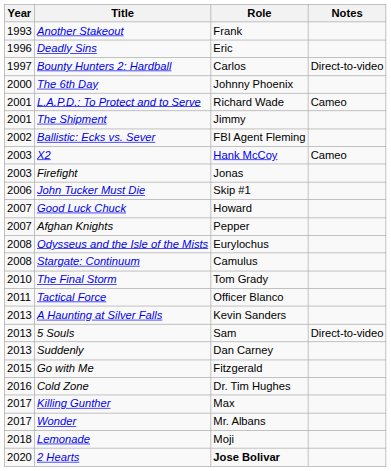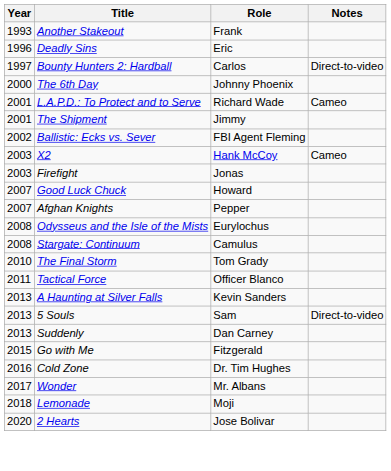- row: (91, 191)
- row: (74, 404)
(247, 457) bold -> (244, 421) normal
